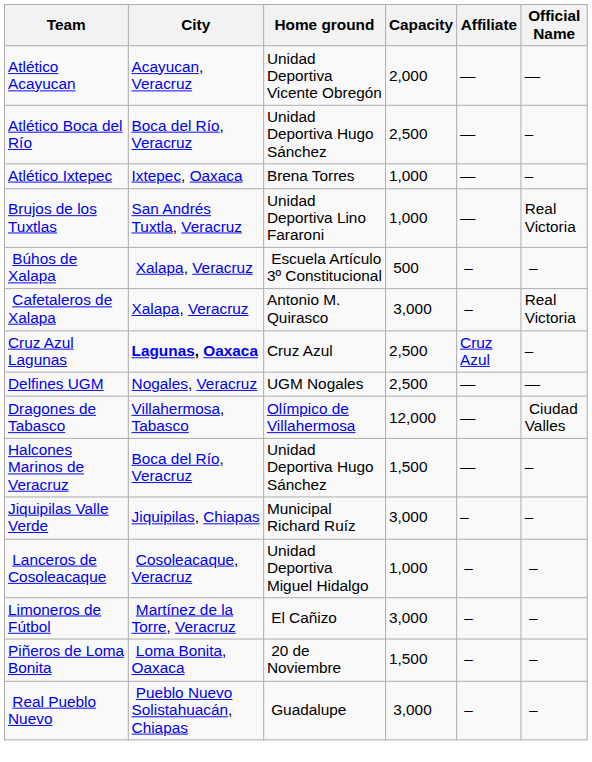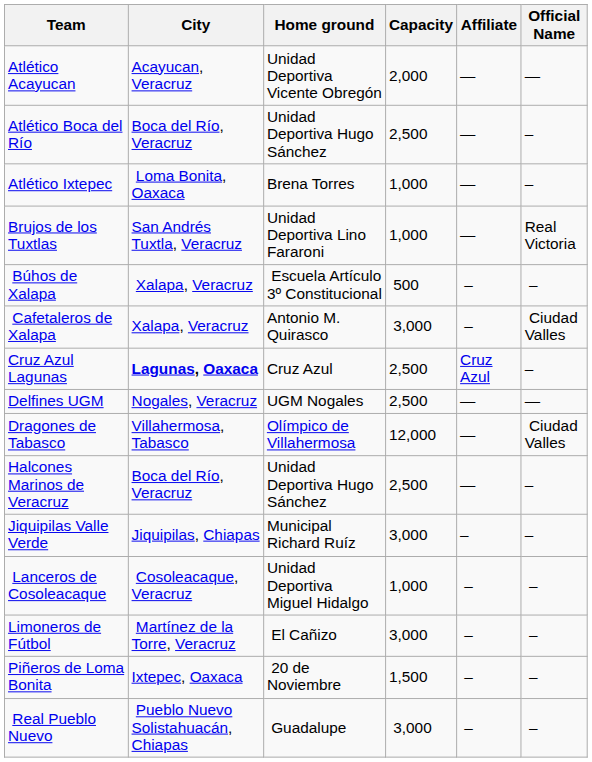(187, 176) Ixtepec, Oaxaca -> (179, 184) Loma Bonita, Oaxaca
(550, 309) Real Victoria -> (551, 326) Ciudad Valles
(408, 467) 1,500 -> (408, 484) 2,500
(179, 660) Loma Bonita, Oaxaca -> (187, 677) Ixtepec, Oaxaca
